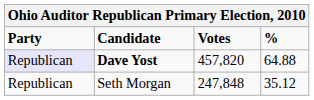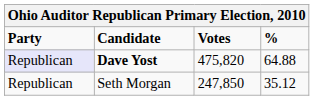(221, 60) 457,820 -> (221, 60) 475,820
(221, 83) 247,848 -> (221, 83) 247,850
